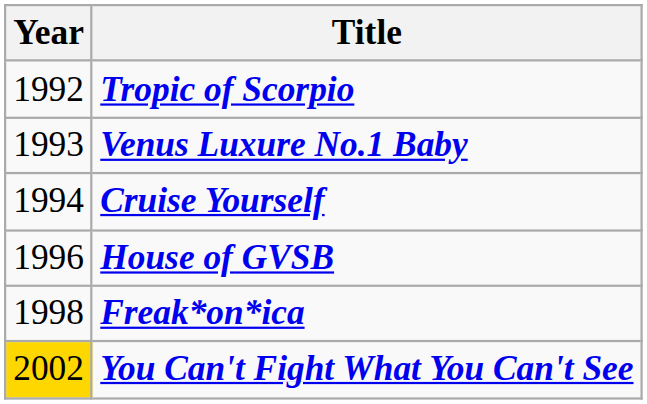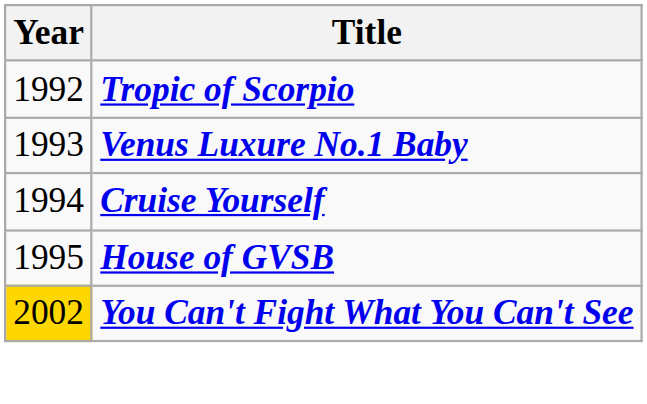(49, 256) 1996 -> (49, 256) 1995
- row: (202, 312)
